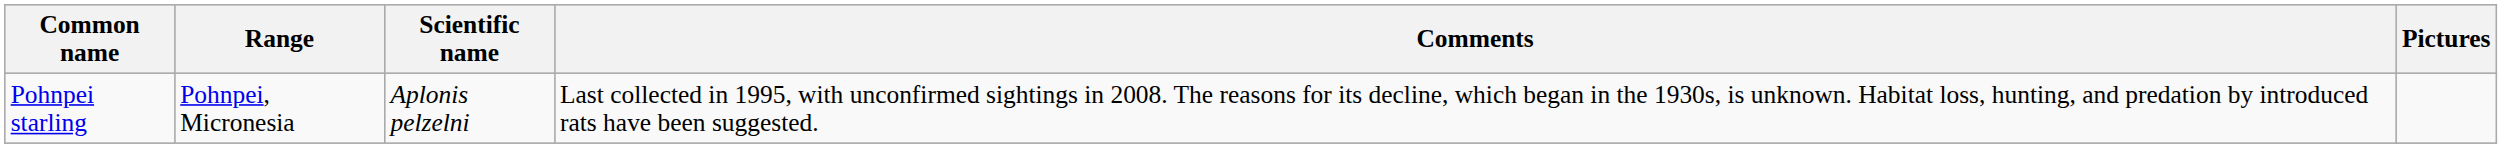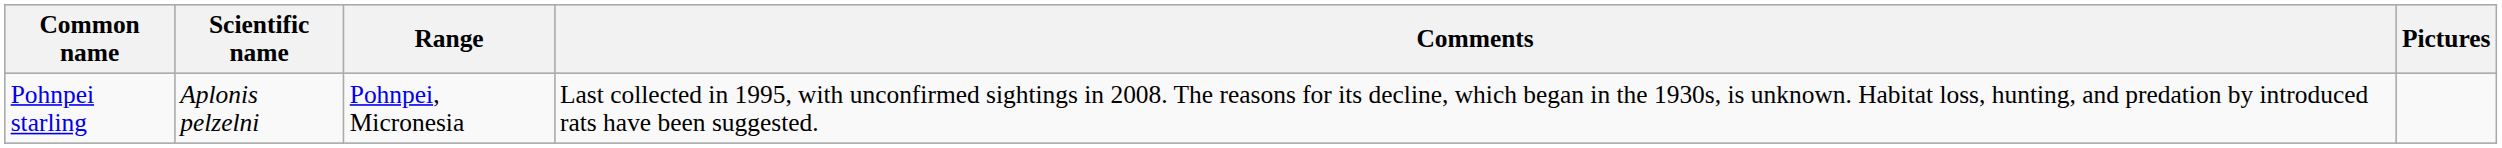columns swapped: (469, 38) <-> (279, 38)
